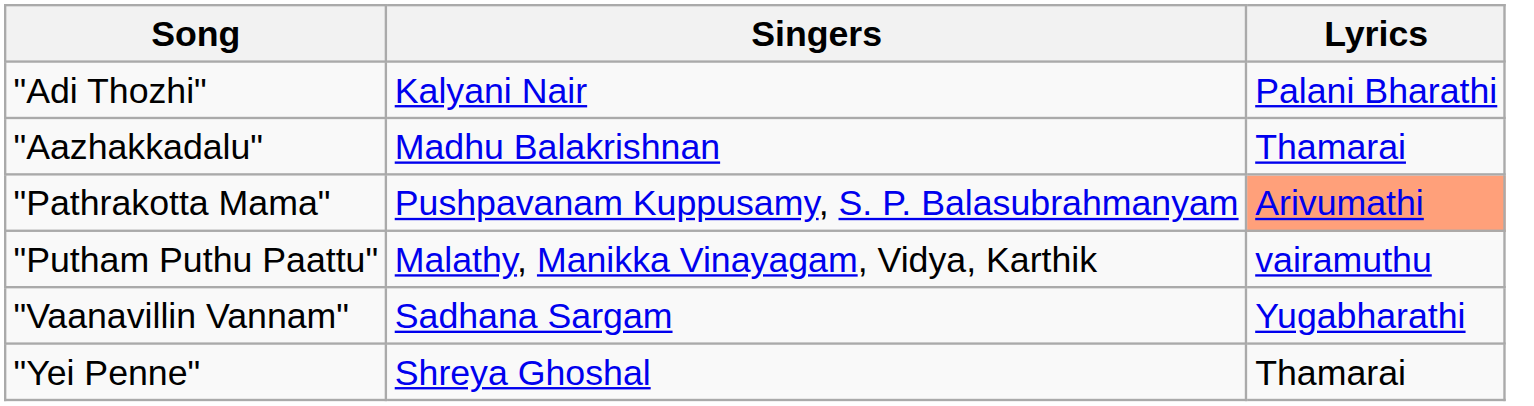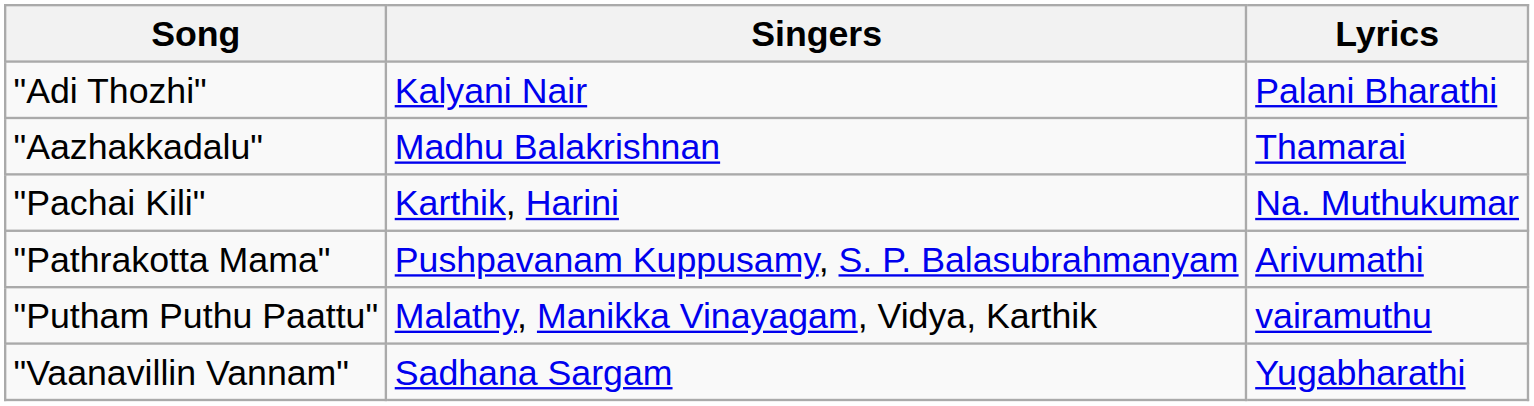+ row: (109, 203)
(1339, 203) lightsalmon background -> (1339, 260) no background
- row: (107, 373)
